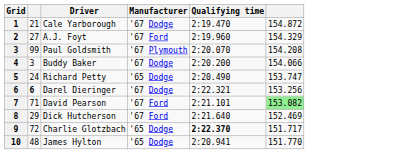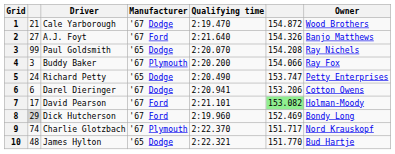+ column: (347, 11)
(211, 37) 2:19.960 -> (211, 37) 2:21.640
(285, 37) 154.329 -> (285, 37) 154.326
(158, 50) '67 Plymouth -> (151, 50) '65 Dodge
(151, 63) '67 Dodge -> (158, 63) '67 Plymouth
(32, 90) bold -> (32, 90) normal
(211, 90) 2:22.321 -> (211, 90) 2:20.941
(285, 90) 153.256 -> (285, 90) 153.206
(34, 103) 71 -> (34, 103) 17
(34, 116) no background -> (34, 116) lightgrey background
(211, 116) 2:21.640 -> (211, 116) 2:19.960
(34, 129) 72 -> (34, 129) 74
(151, 129) '65 Dodge -> (158, 129) '67 Plymouth
(211, 129) bold -> (211, 129) normal
(211, 142) 2:20.941 -> (211, 142) 2:22.321
